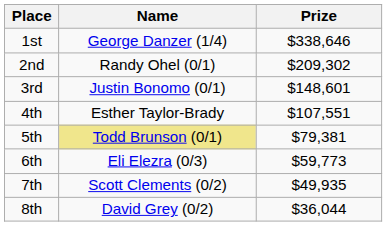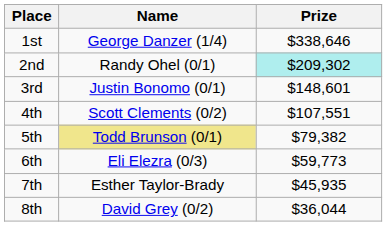(319, 64) no background -> (319, 64) paleturquoise background
(157, 112) Esther Taylor-Brady -> (157, 112) Scott Clements (0/2)
(319, 137) $79,381 -> (319, 137) $79,382
(157, 185) Scott Clements (0/2) -> (157, 185) Esther Taylor-Brady
(319, 185) $49,935 -> (319, 185) $45,935
